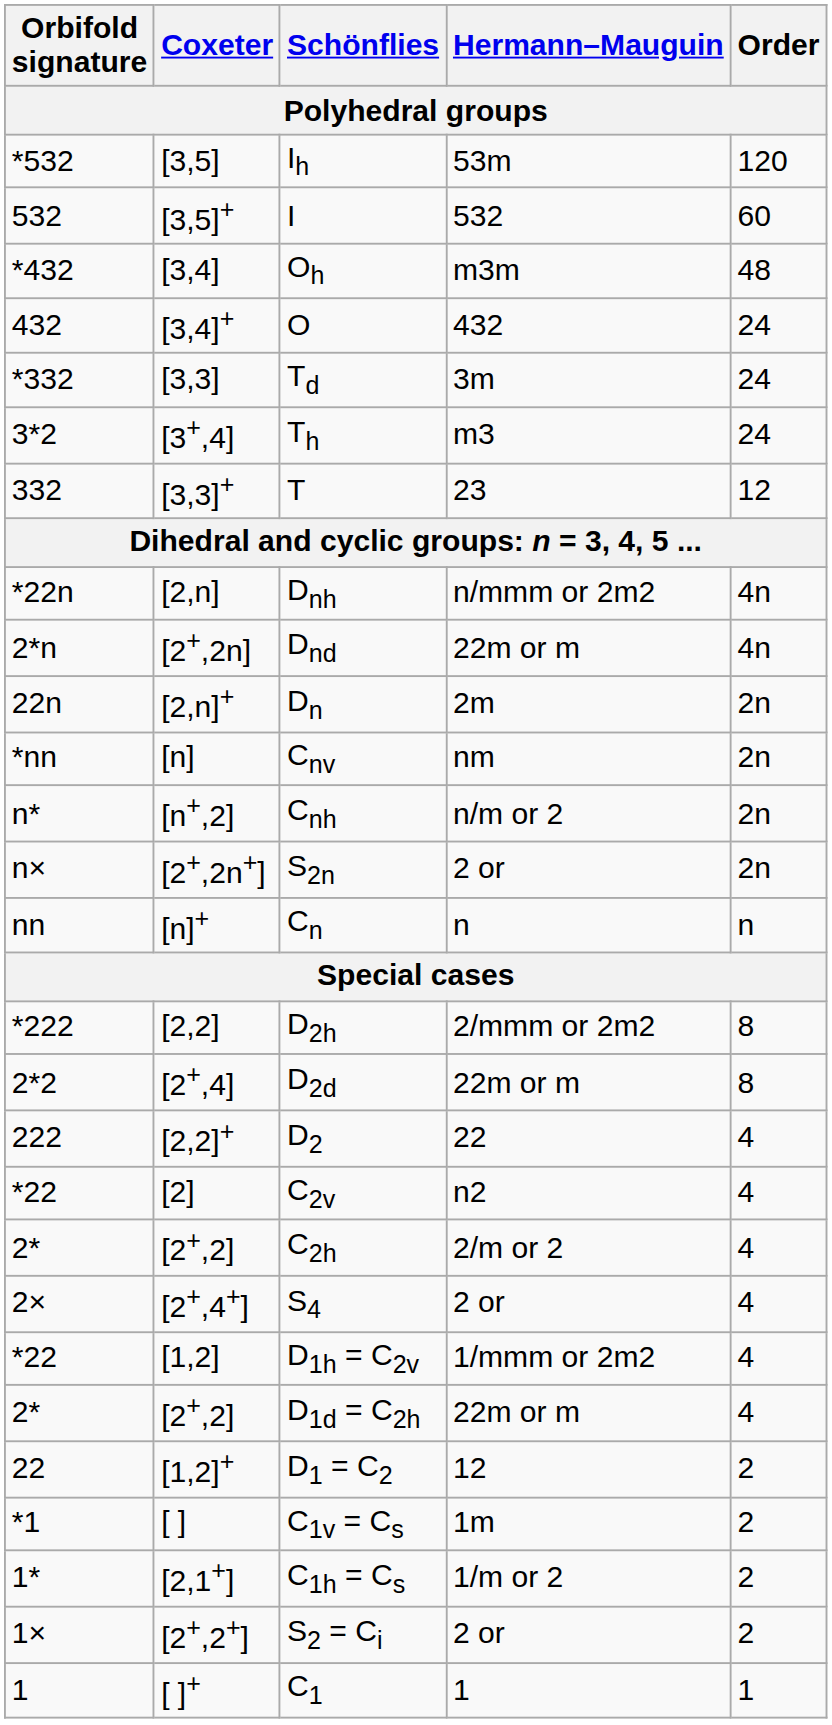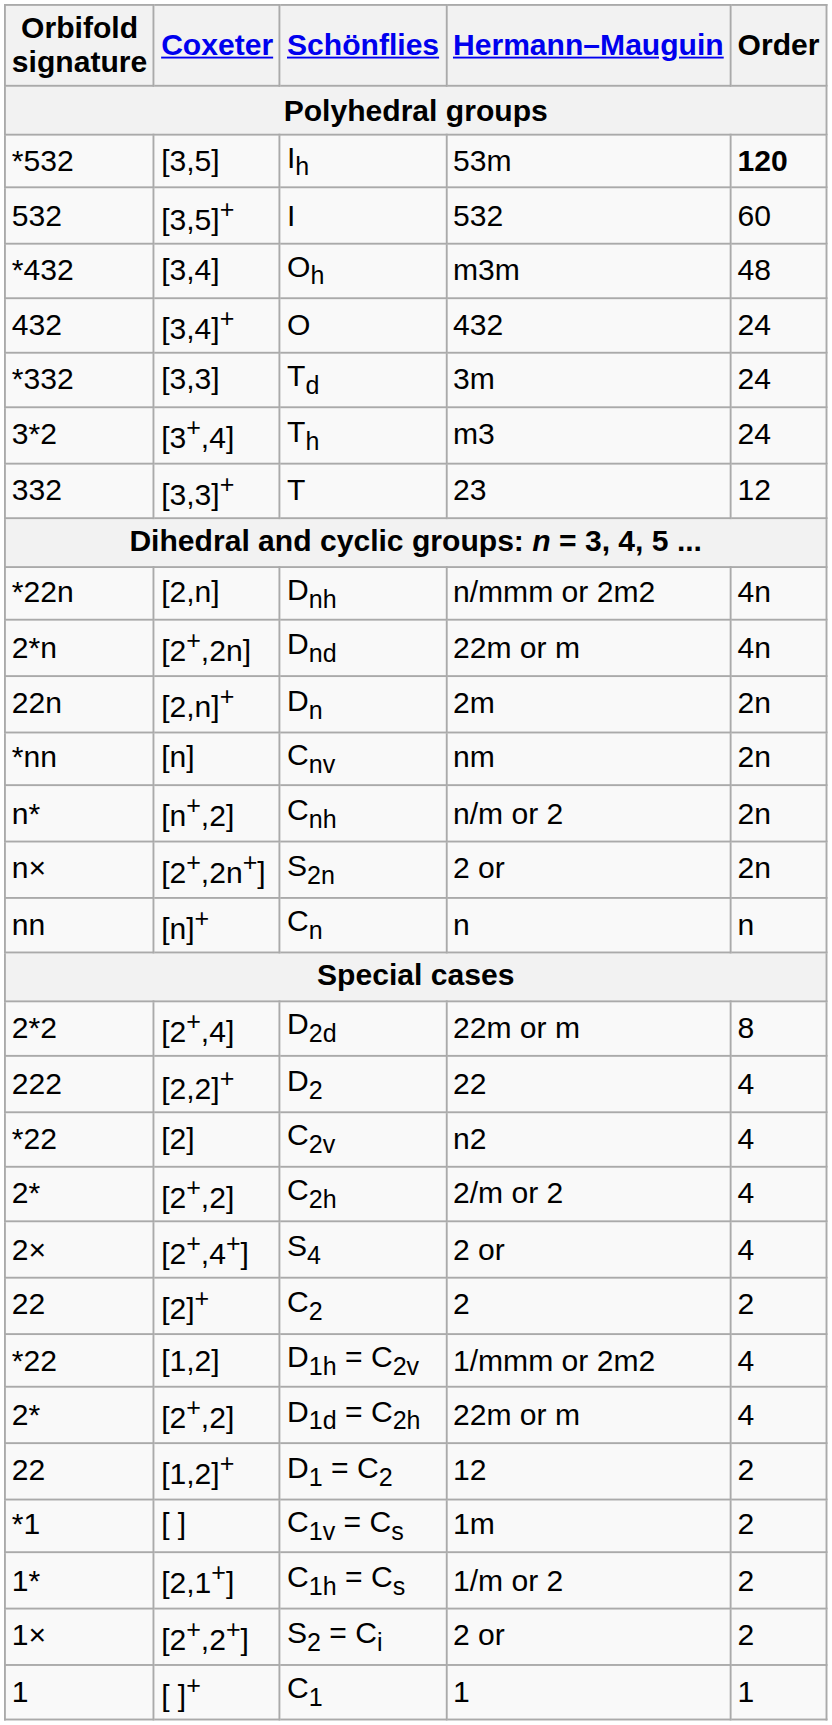(763, 160) normal -> (763, 160) bold
- row: (312, 1028)
+ row: (305, 1306)
